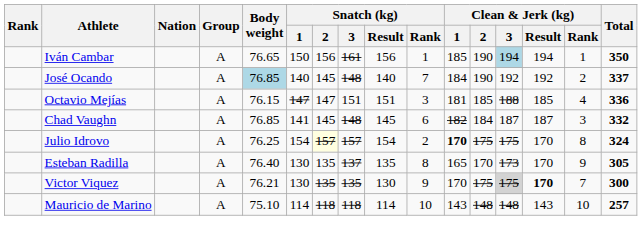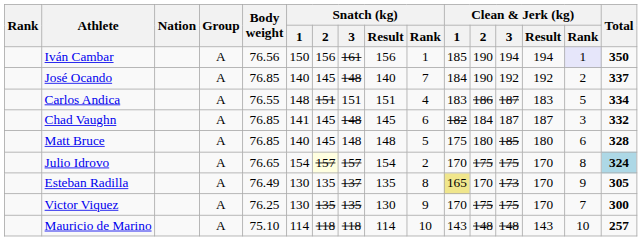(265, 57) 76.65 -> (265, 57) 76.56
(509, 57) lightblue background -> (509, 57) no background
(583, 57) no background -> (583, 57) lavender background
(265, 78) lightblue background -> (265, 78) no background
- row: (85, 99)
+ row: (82, 99)
+ row: (75, 141)
(265, 141) 76.25 -> (265, 162) 76.65
(457, 141) bold -> (457, 162) normal
(619, 141) no background -> (619, 162) lightblue background
(265, 162) 76.40 -> (265, 183) 76.49
(457, 162) no background -> (457, 183) khaki background
(265, 183) 76.21 -> (265, 204) 76.25
(509, 183) lightgrey background -> (509, 204) no background
(543, 183) bold -> (543, 204) normal
